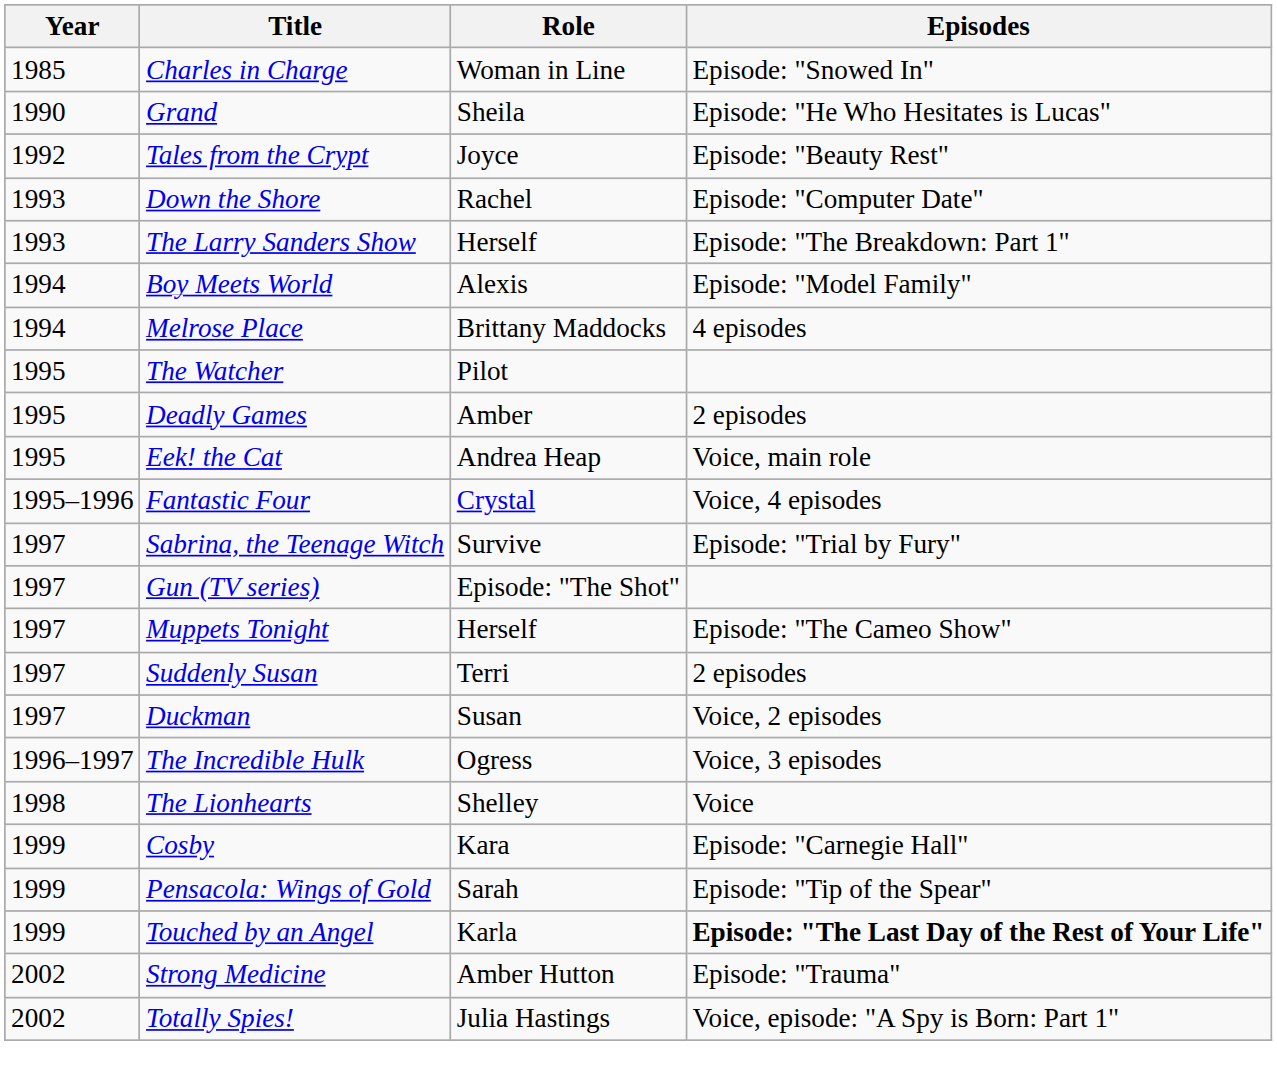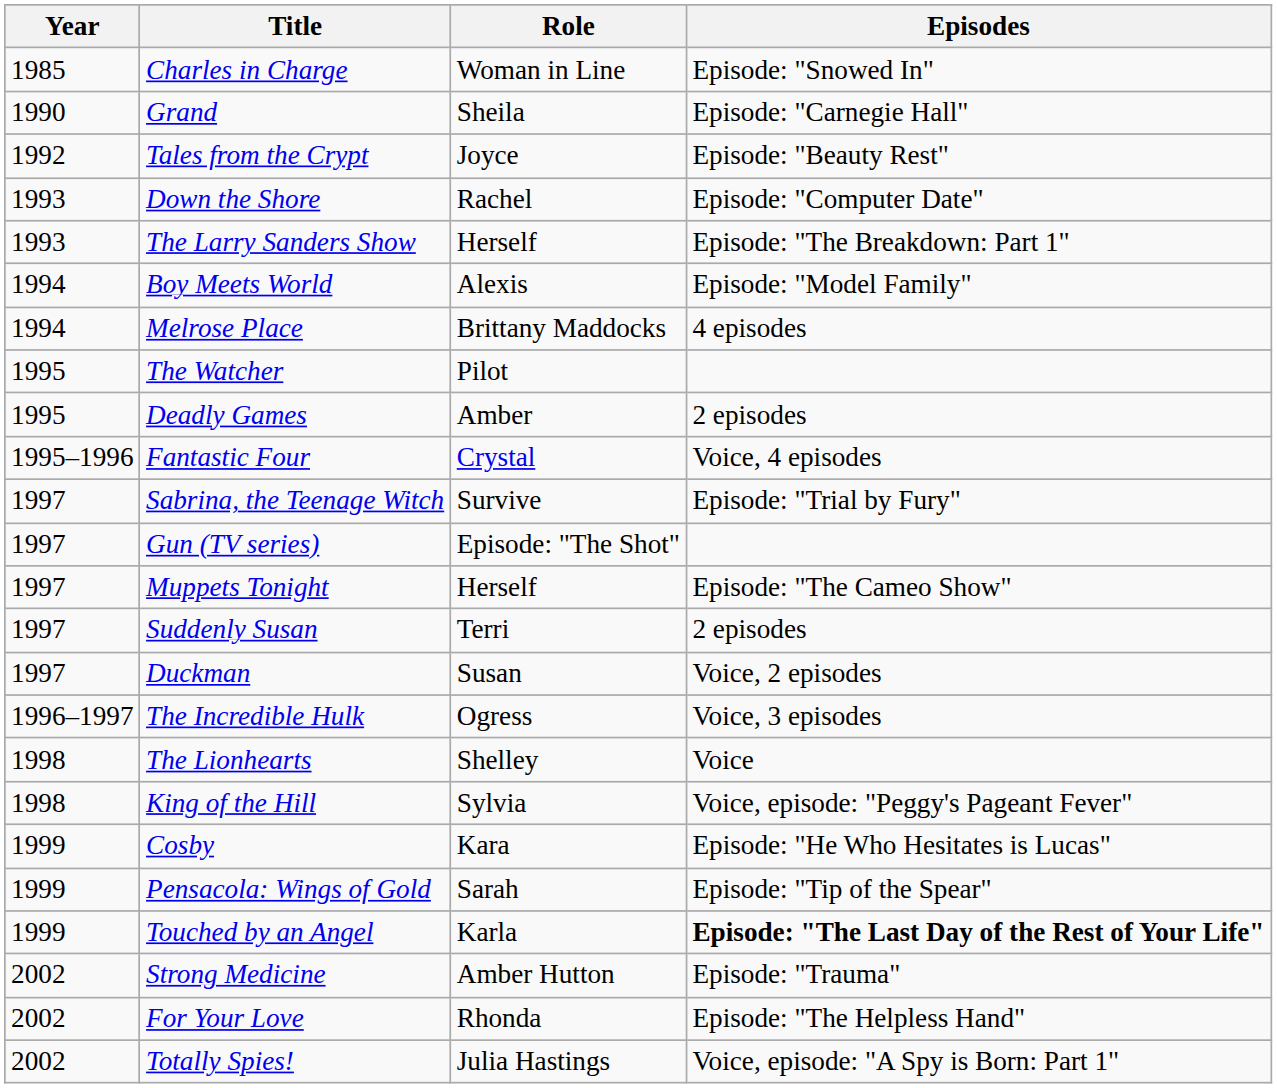(902, 112) Episode: "He Who Hesitates is Lucas" -> (830, 112) Episode: "Carnegie Hall"
- row: (214, 457)
+ row: (231, 802)
(830, 845) Episode: "Carnegie Hall" -> (902, 845) Episode: "He Who Hesitates is Lucas"
+ row: (225, 1018)
